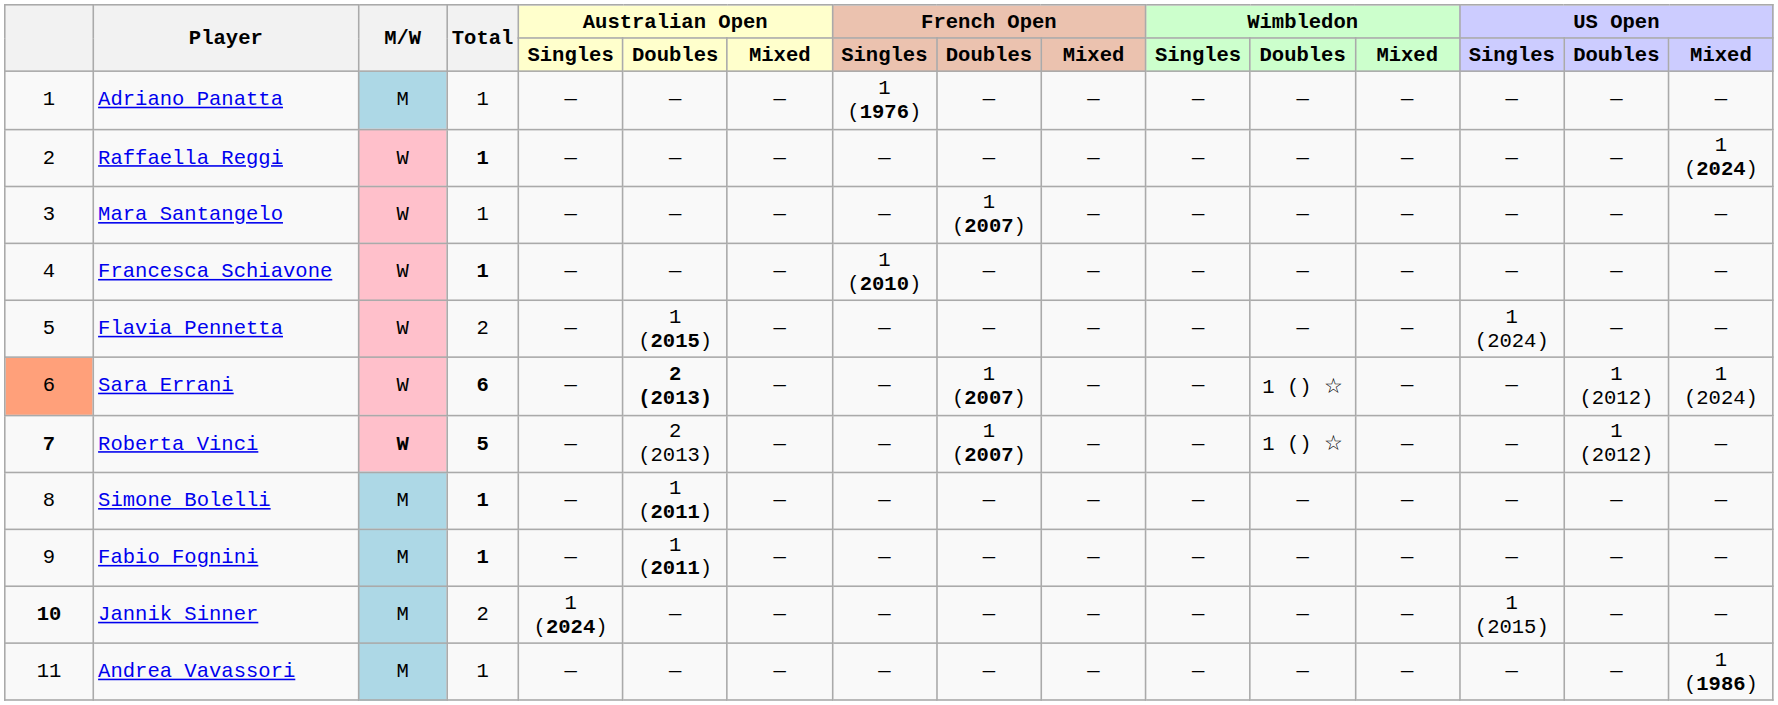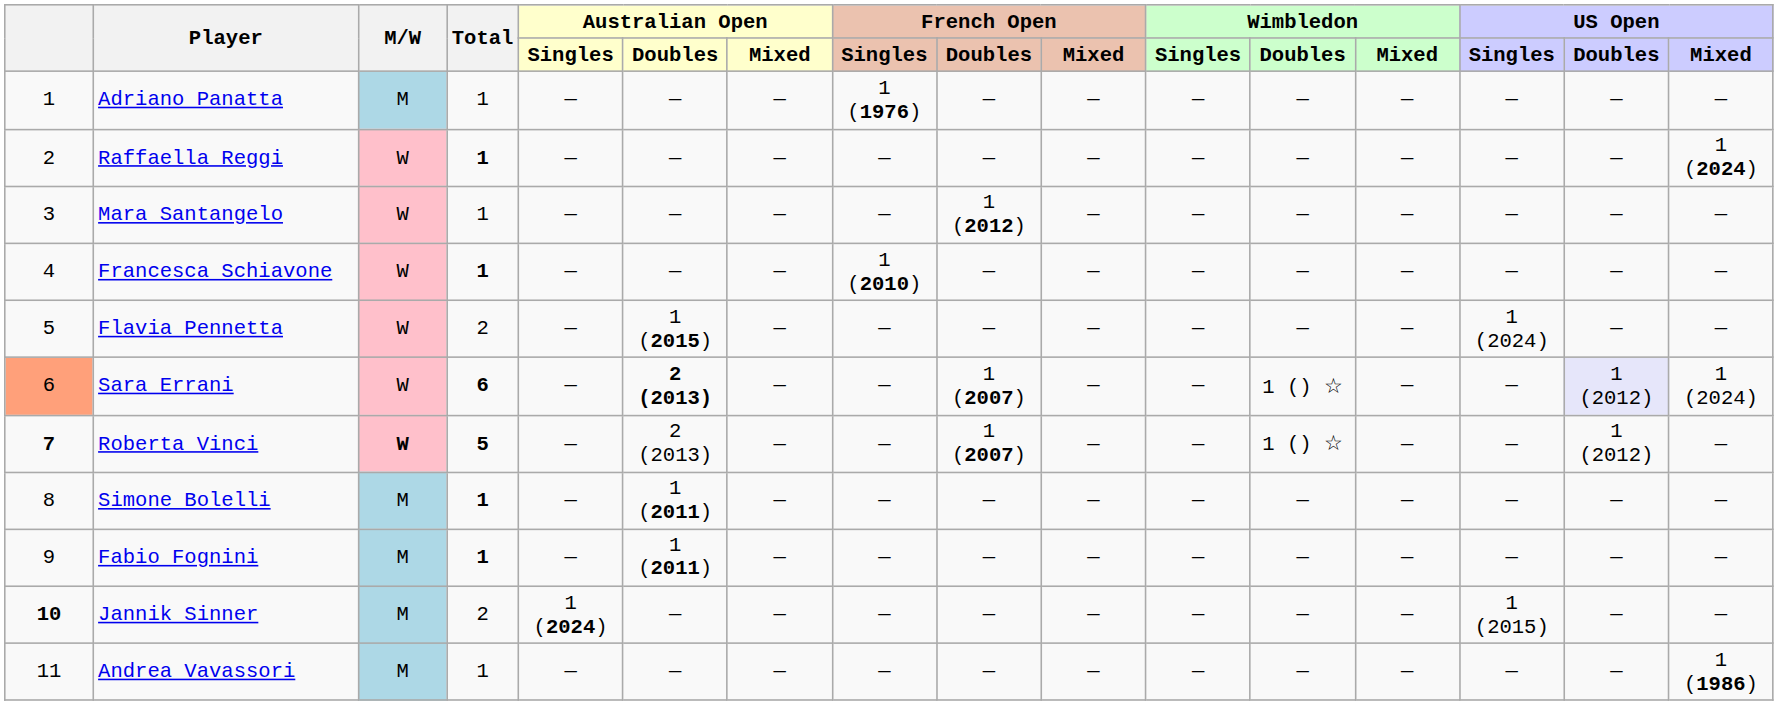(989, 215) 1 (2007) -> (989, 215) 1 (2012)
(1616, 386) no background -> (1616, 386) lavender background
